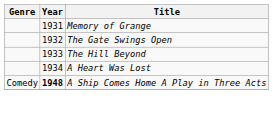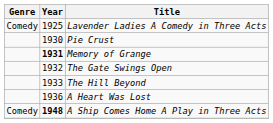+ row: (167, 26)
+ row: (91, 40)
(53, 26) normal -> (53, 54) bold
(53, 68) 1934 -> (53, 97) 1936
